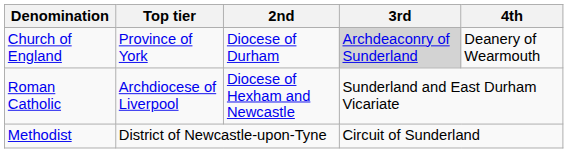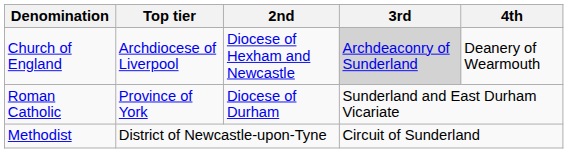(156, 47) Province of York -> (167, 56) Archdiocese of Liverpool
(262, 47) Diocese of Durham -> (269, 56) Diocese of Hexham and Newcastle
(167, 95) Archdiocese of Liverpool -> (156, 104) Province of York
(269, 95) Diocese of Hexham and Newcastle -> (262, 104) Diocese of Durham
